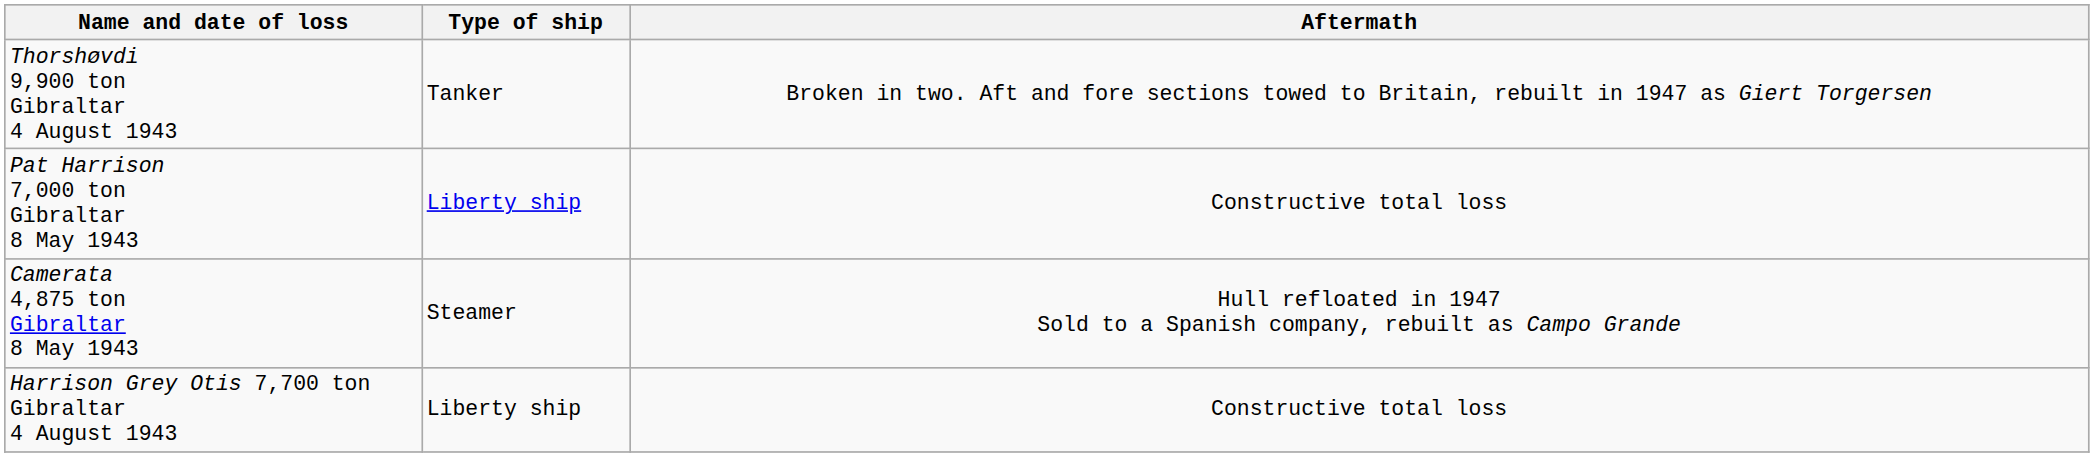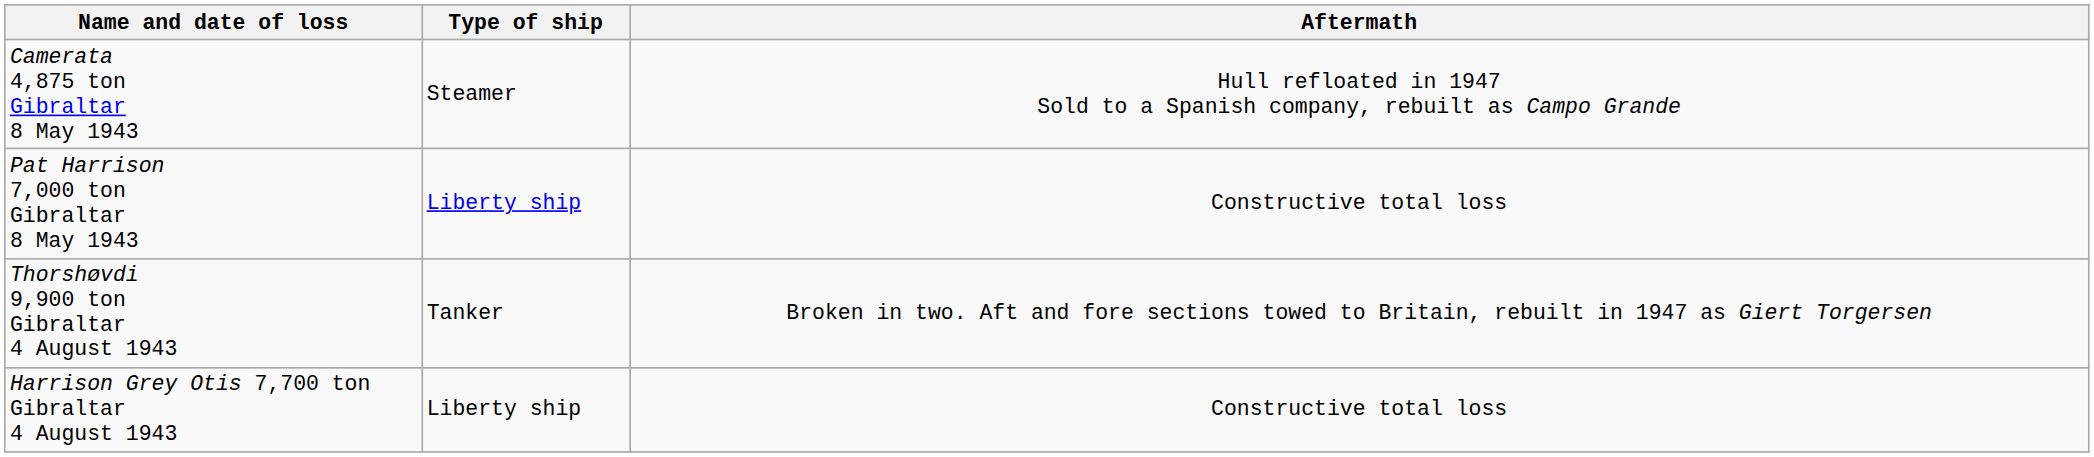rows swapped: (74, 313) <-> (94, 94)
